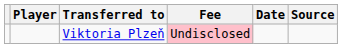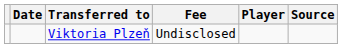columns swapped: (35, 14) <-> (271, 14)
(210, 34) pink background -> (196, 34) no background
